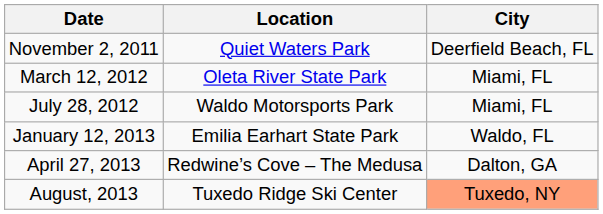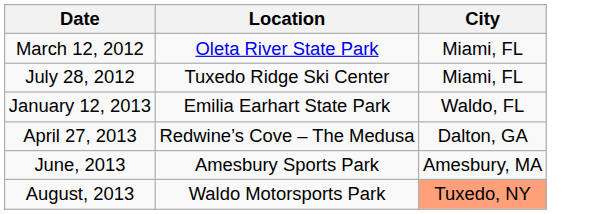- row: (84, 48)
(295, 106) Waldo Motorsports Park -> (287, 77) Tuxedo Ridge Ski Center
+ row: (80, 164)
(295, 194) Tuxedo Ridge Ski Center -> (287, 194) Waldo Motorsports Park
